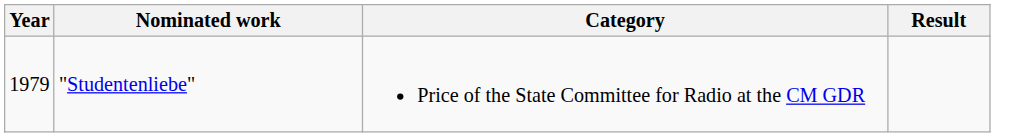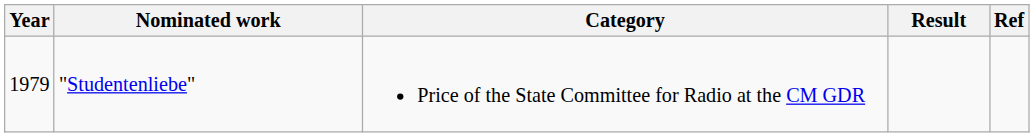+ column: (1009, 20)
